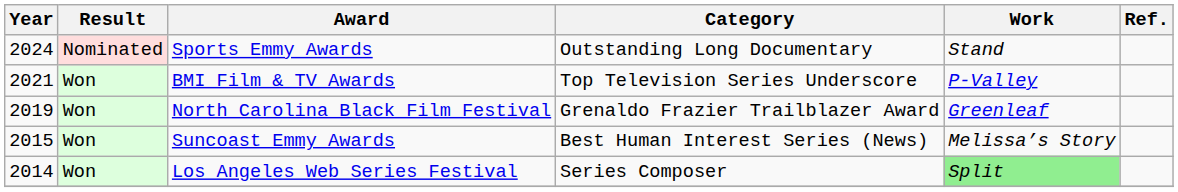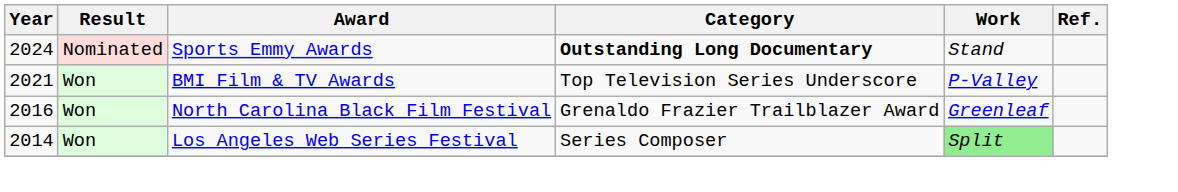(716, 50) normal -> (716, 50) bold
(31, 111) 2019 -> (31, 111) 2016
- row: (283, 141)
